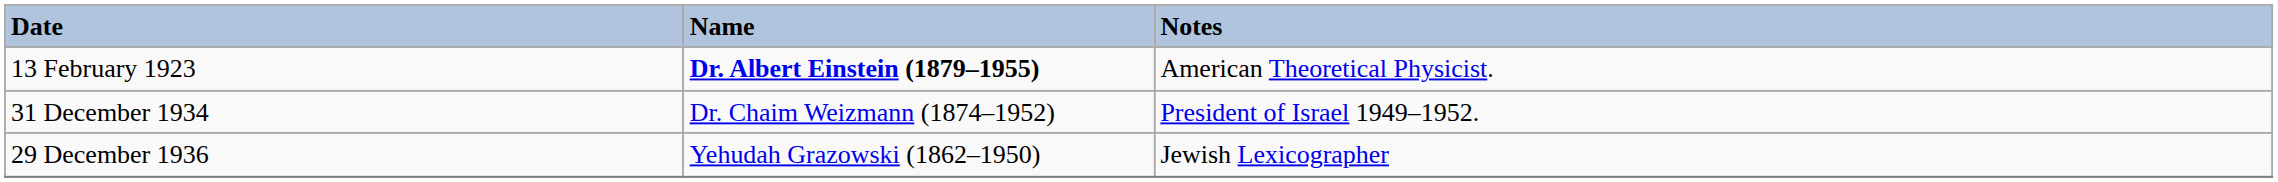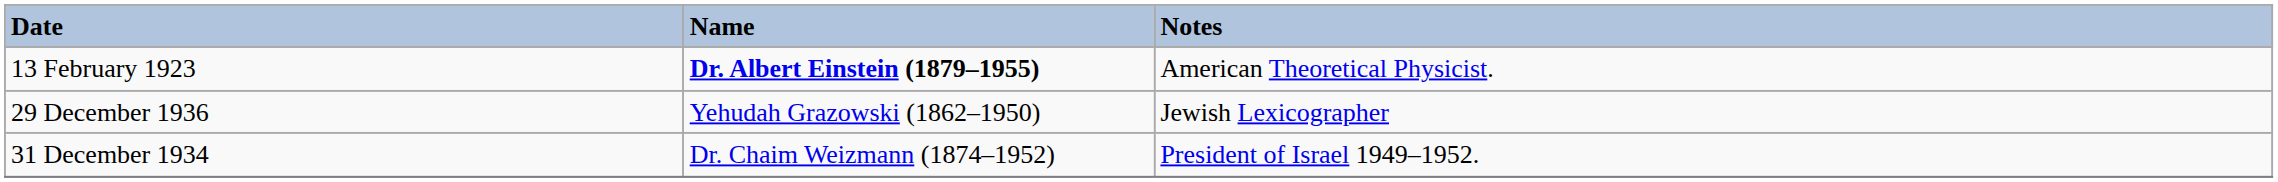rows swapped: (110, 111) <-> (110, 154)
